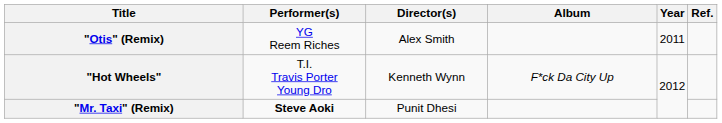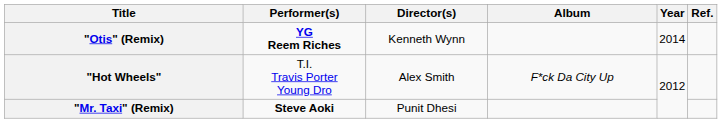(304, 38) normal -> (304, 38) bold
(427, 38) Alex Smith -> (427, 38) Kenneth Wynn
(672, 38) 2011 -> (672, 38) 2014
(427, 77) Kenneth Wynn -> (427, 77) Alex Smith
